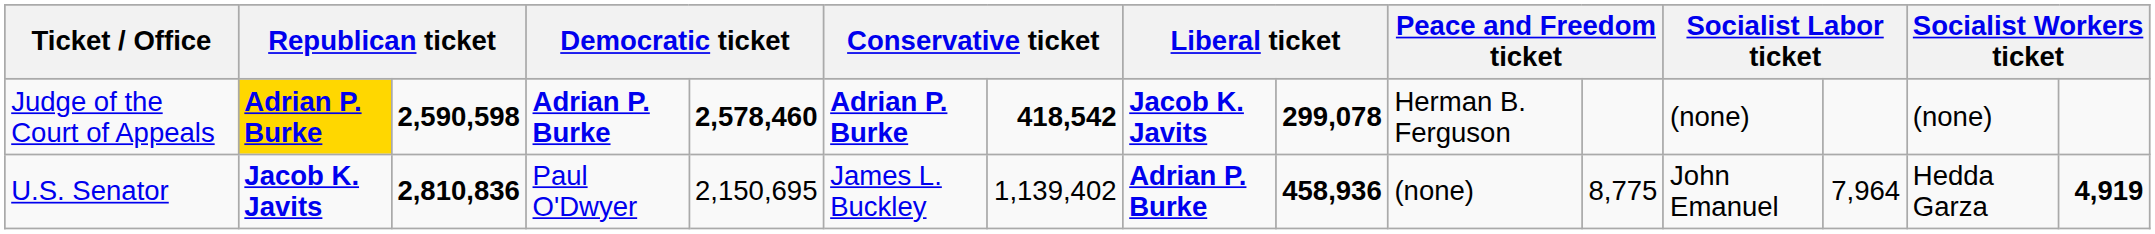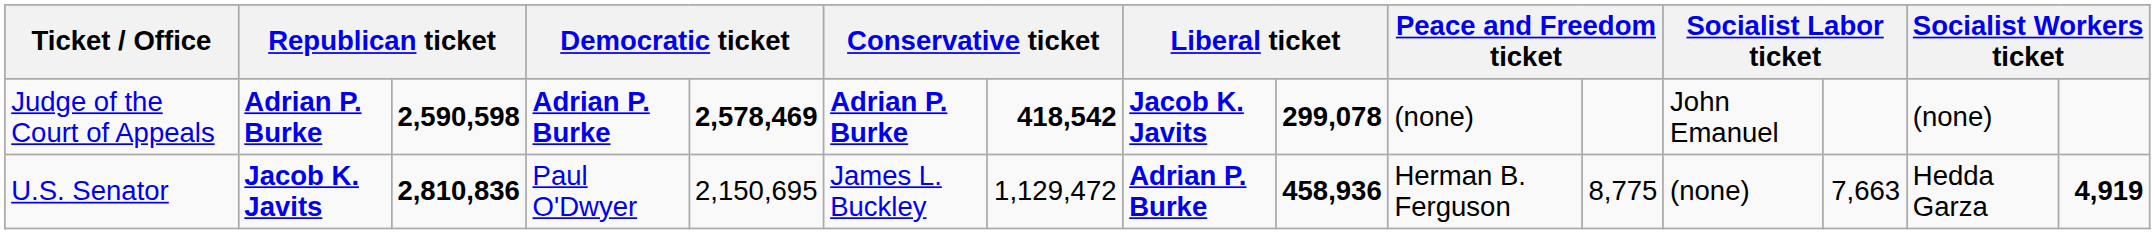(303, 116) gold background -> (303, 116) no background
(756, 116) 2,578,460 -> (756, 116) 2,578,469
(1460, 116) Herman B. Ferguson -> (1434, 116) (none)
(1710, 116) (none) -> (1724, 116) John Emanuel
(1055, 191) 1,139,402 -> (1055, 191) 1,129,472
(1434, 191) (none) -> (1460, 191) Herman B. Ferguson
(1724, 191) John Emanuel -> (1710, 191) (none)
(1866, 191) 7,964 -> (1866, 191) 7,663
